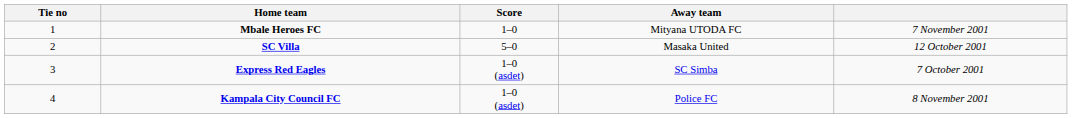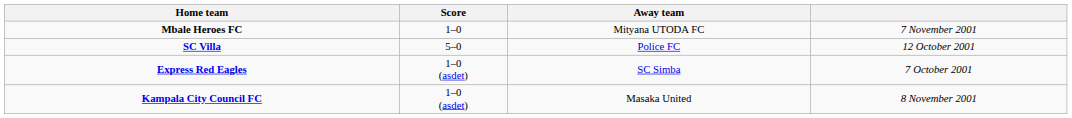- column: (53, 13)
(696, 47) Masaka United -> (659, 47) Police FC
(696, 99) Police FC -> (659, 99) Masaka United
